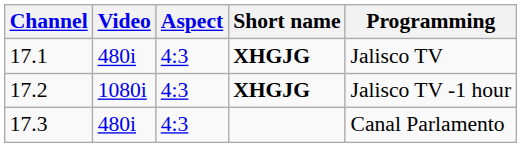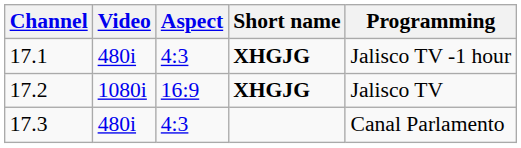(397, 55) Jalisco TV -> (431, 55) Jalisco TV -1 hour
(175, 90) 4:3 -> (180, 90) 16:9
(431, 90) Jalisco TV -1 hour -> (397, 90) Jalisco TV
